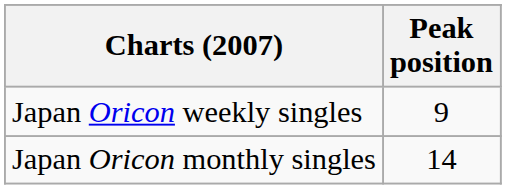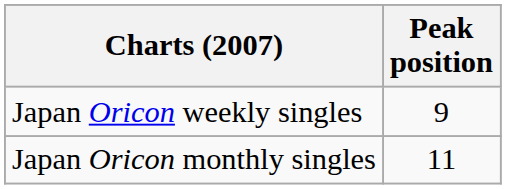(441, 159) 14 -> (441, 159) 11
